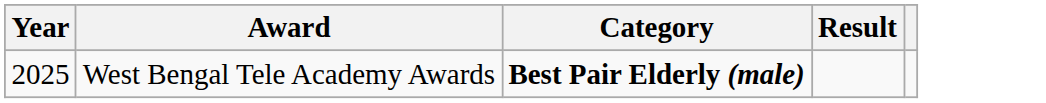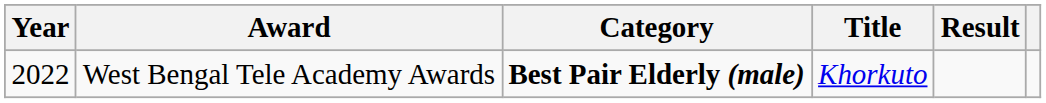+ column: (873, 27)
(41, 73) 2025 -> (41, 73) 2022
